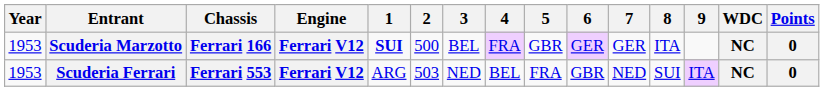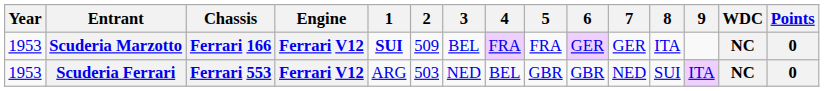(427, 45) 500 -> (427, 45) 509
(546, 45) GBR -> (546, 45) FRA
(546, 73) FRA -> (546, 73) GBR
